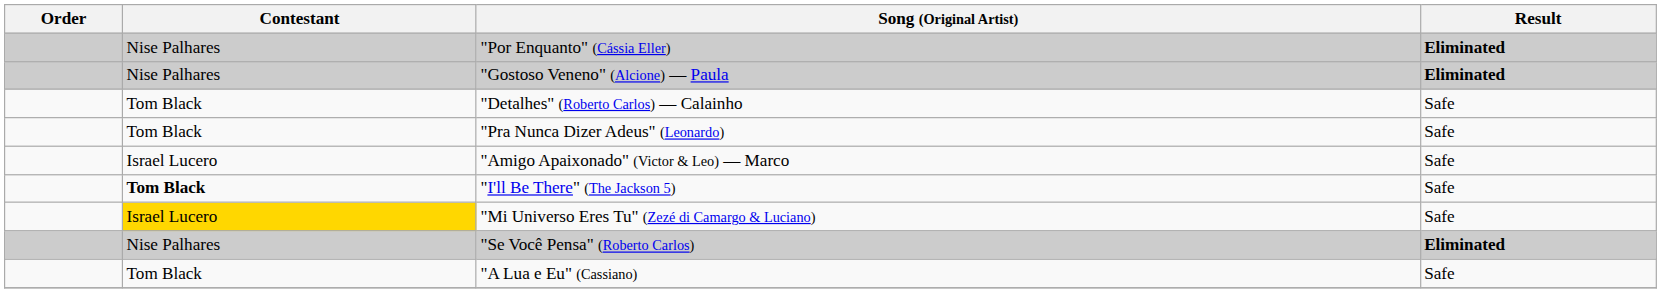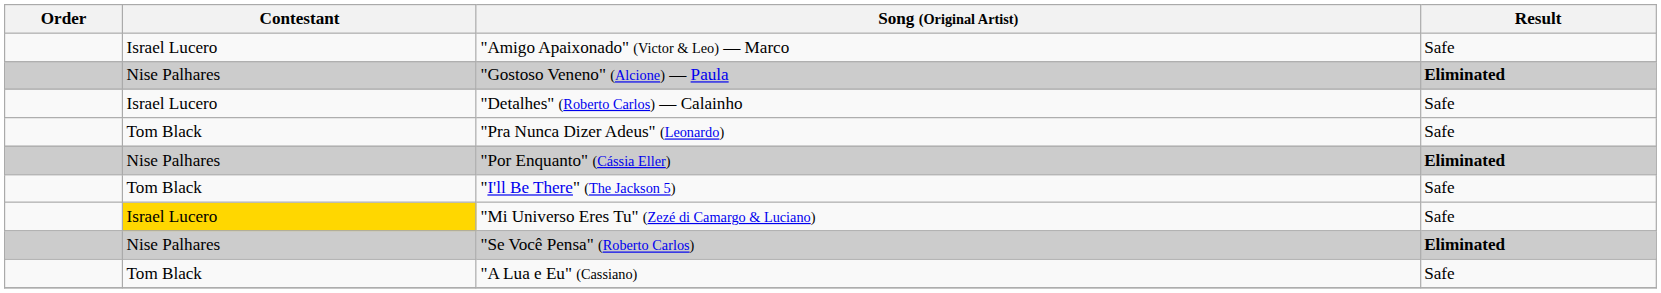rows swapped: (635, 160) <-> (575, 47)
(164, 103) Tom Black -> (172, 103) Israel Lucero
(166, 188) bold -> (164, 188) normal
